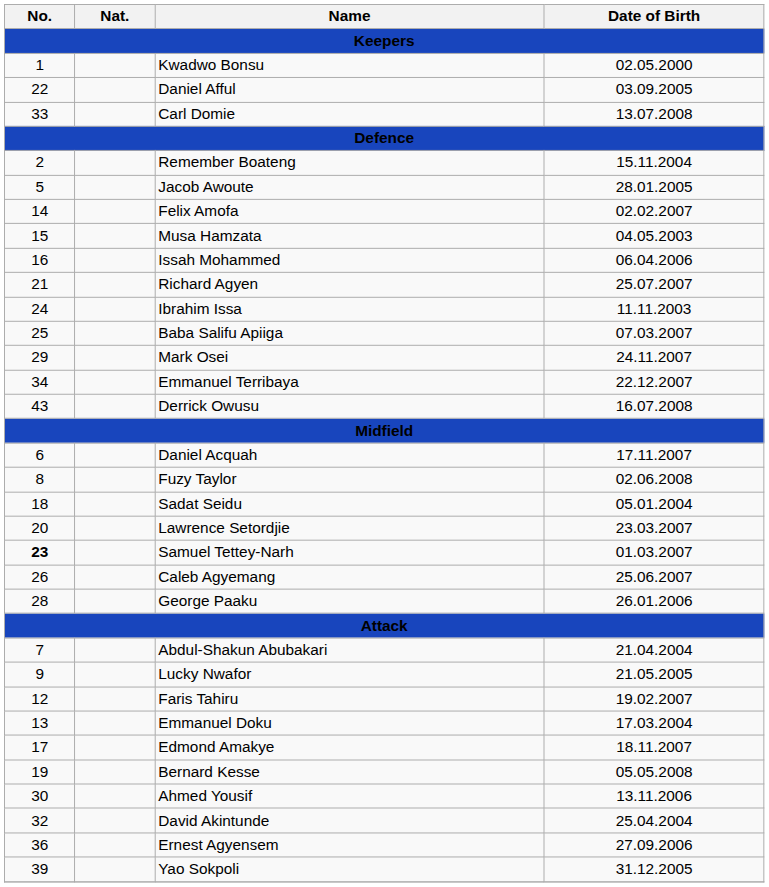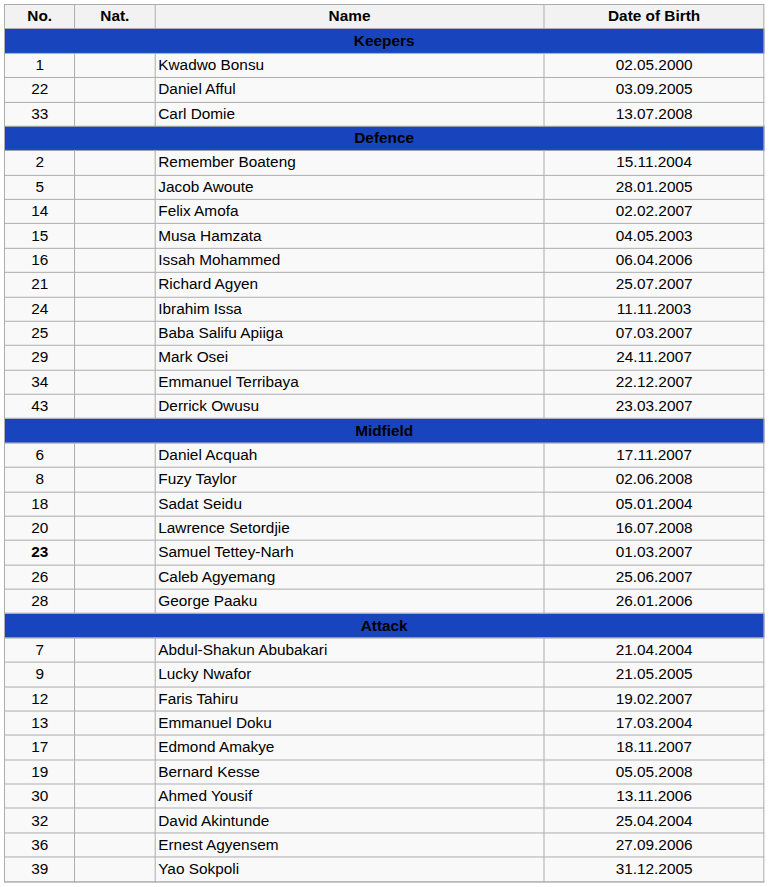(654, 406) 16.07.2008 -> (654, 406) 23.03.2007
(654, 528) 23.03.2007 -> (654, 528) 16.07.2008
